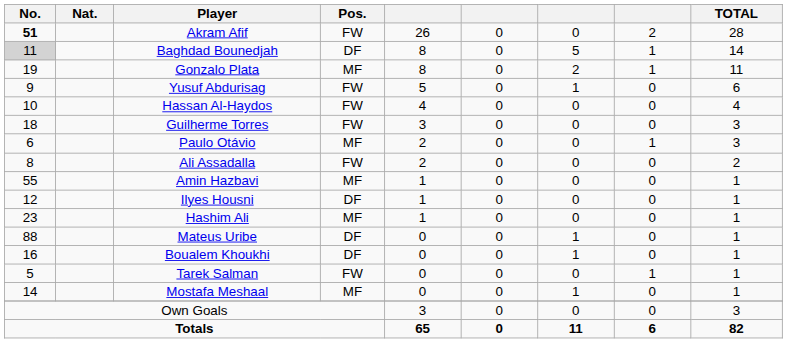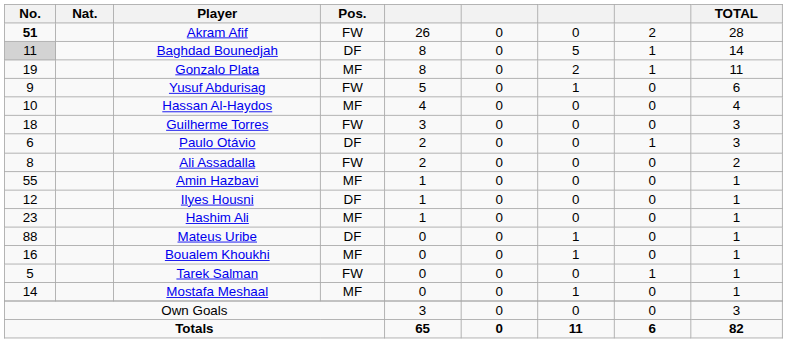(352, 106) FW -> (352, 106) MF
(352, 143) MF -> (352, 143) DF
(352, 254) DF -> (352, 254) MF
